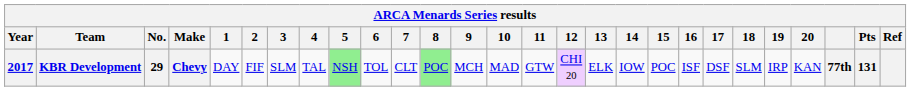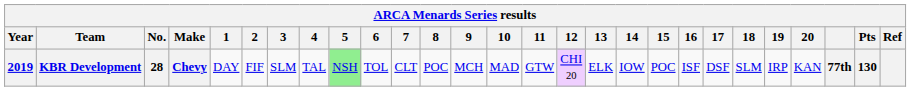(20, 67) 2017 -> (20, 67) 2019
(157, 67) 29 -> (157, 67) 28
(436, 67) lightgreen background -> (436, 67) no background
(867, 67) 131 -> (867, 67) 130
